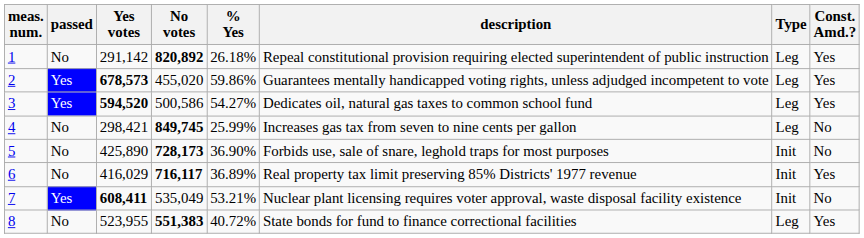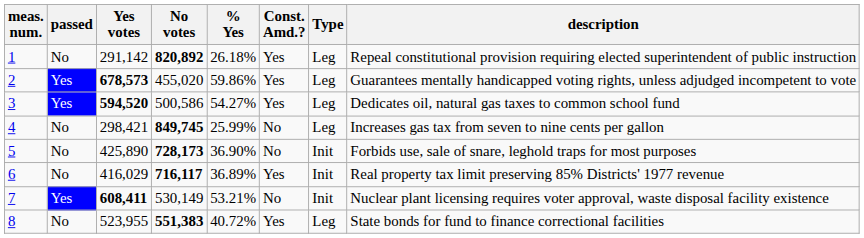columns swapped: (835, 24) <-> (516, 24)
(179, 198) 535,049 -> (179, 198) 530,149
